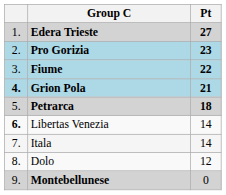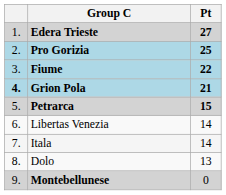(206, 50) 23 -> (206, 50) 25
(206, 106) 18 -> (206, 106) 15
(16, 124) bold -> (16, 124) normal
(206, 161) 12 -> (206, 161) 13
